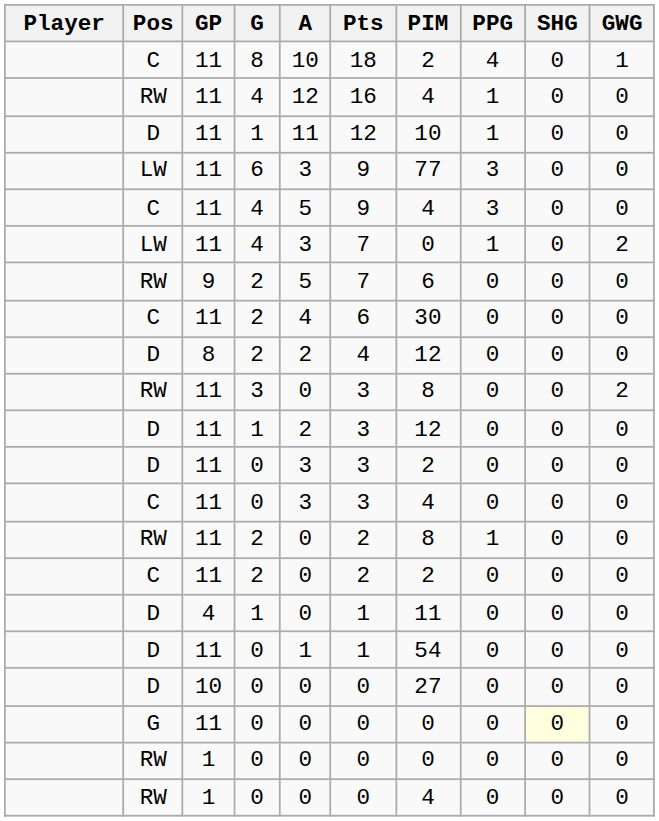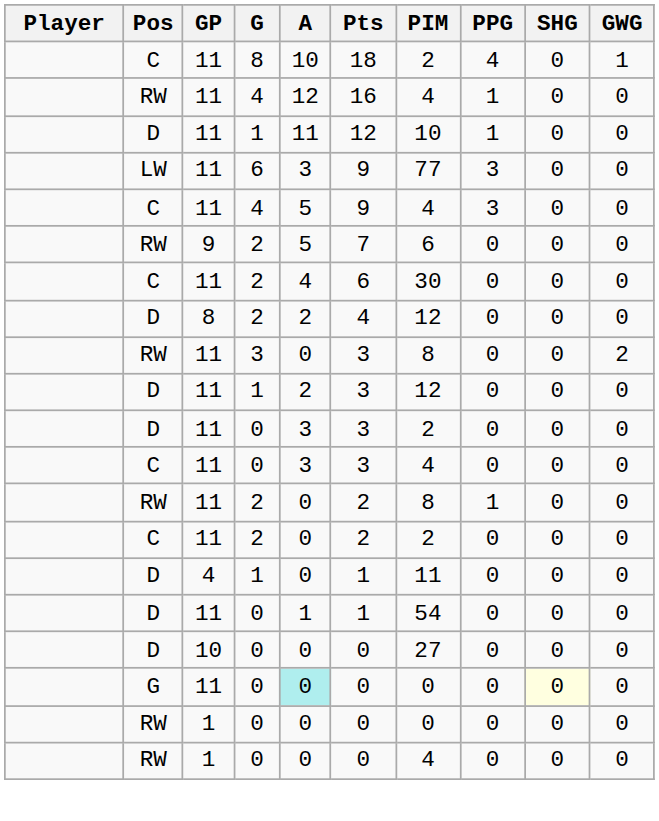- row: (153, 245)
(305, 724) no background -> (305, 687) paleturquoise background
